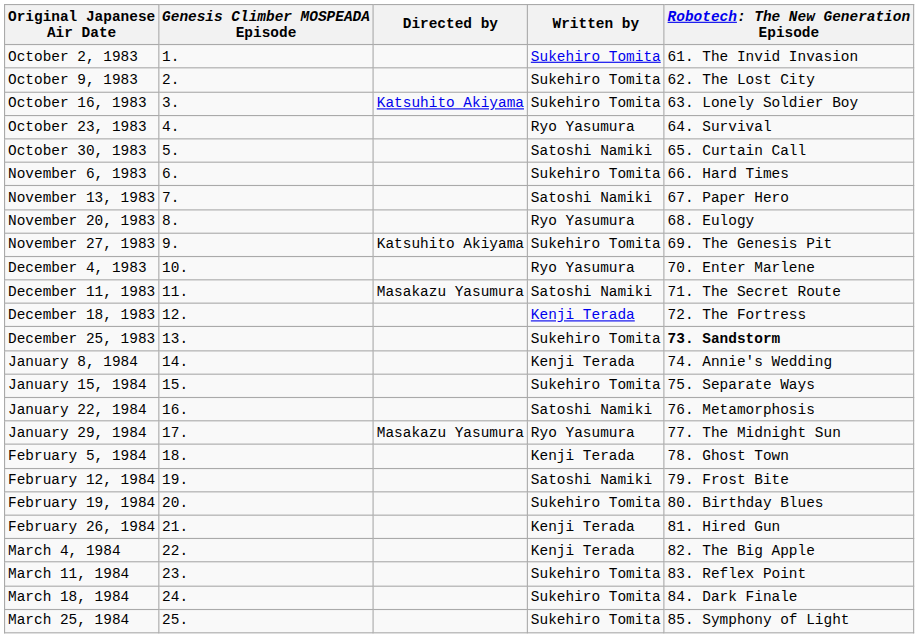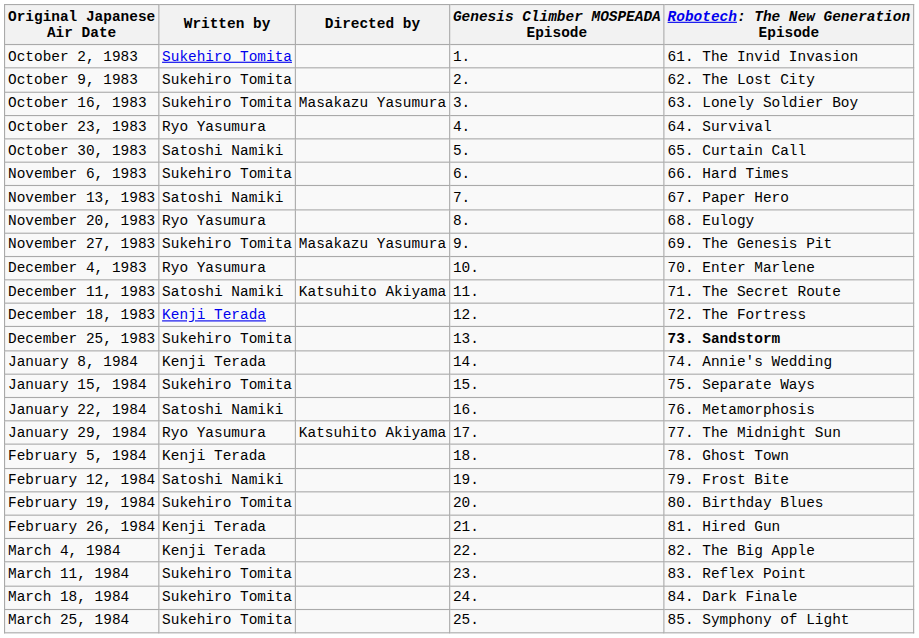columns swapped: (266, 25) <-> (596, 25)
(450, 104) Katsuhito Akiyama -> (372, 104) Masakazu Yasumura
(450, 245) Katsuhito Akiyama -> (372, 245) Masakazu Yasumura
(450, 292) Masakazu Yasumura -> (372, 292) Katsuhito Akiyama
(450, 433) Masakazu Yasumura -> (372, 433) Katsuhito Akiyama
